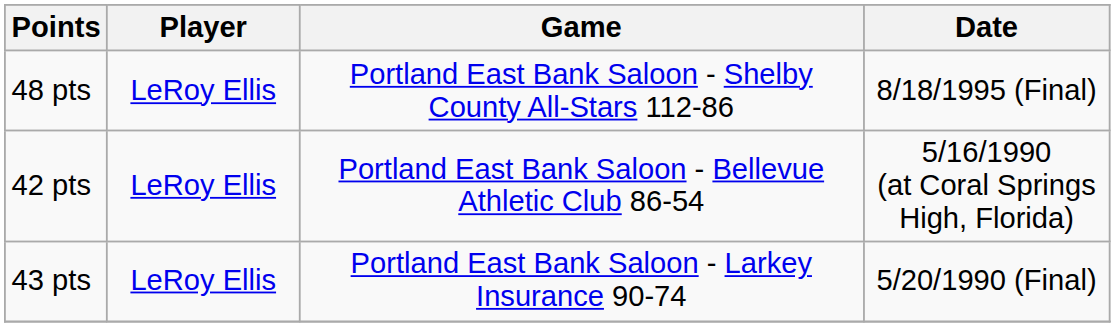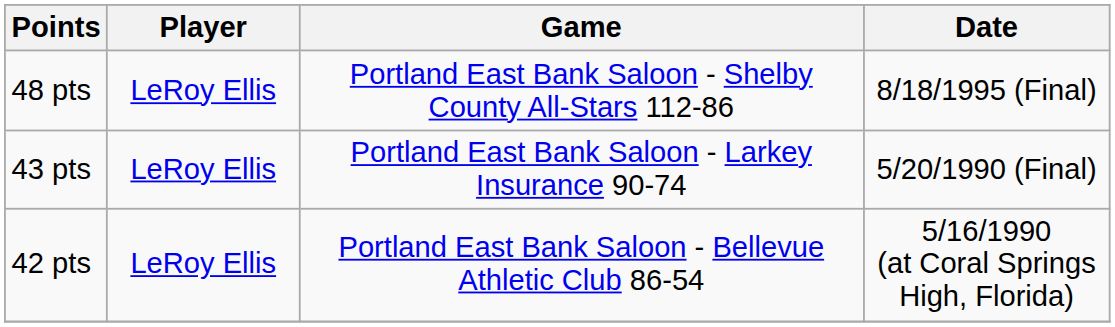rows swapped: (51, 280) <-> (51, 185)
